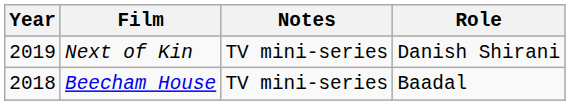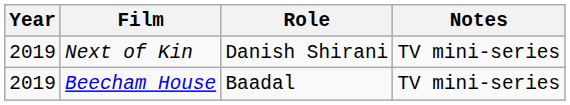columns swapped: (479, 21) <-> (307, 21)
(33, 84) 2018 -> (33, 84) 2019
